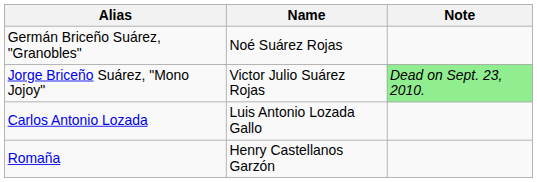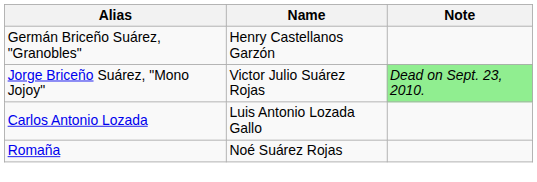(286, 45) Noé Suárez Rojas -> (286, 45) Henry Castellanos Garzón
(286, 158) Henry Castellanos Garzón -> (286, 150) Noé Suárez Rojas
